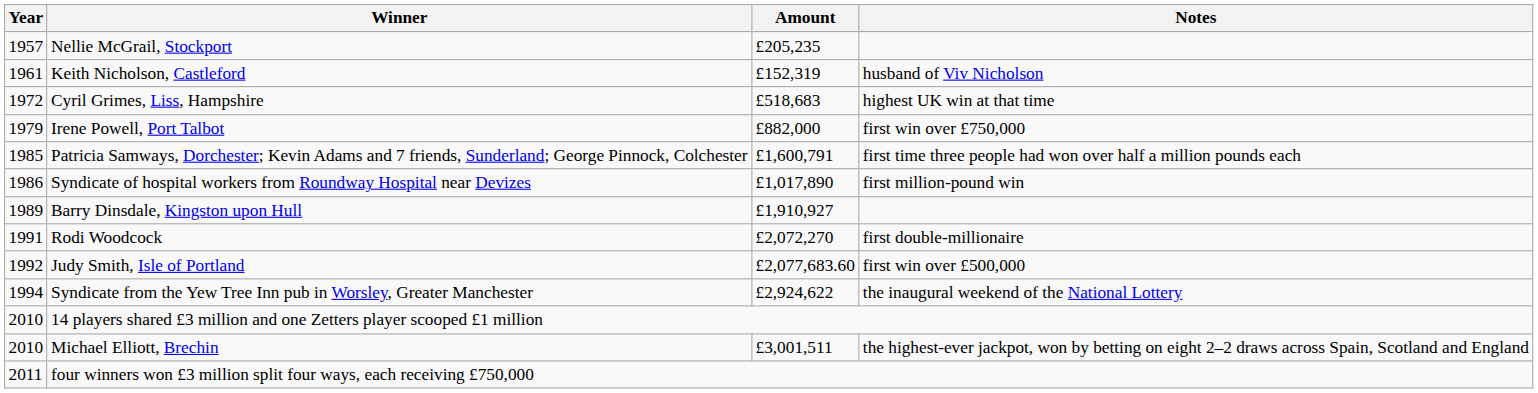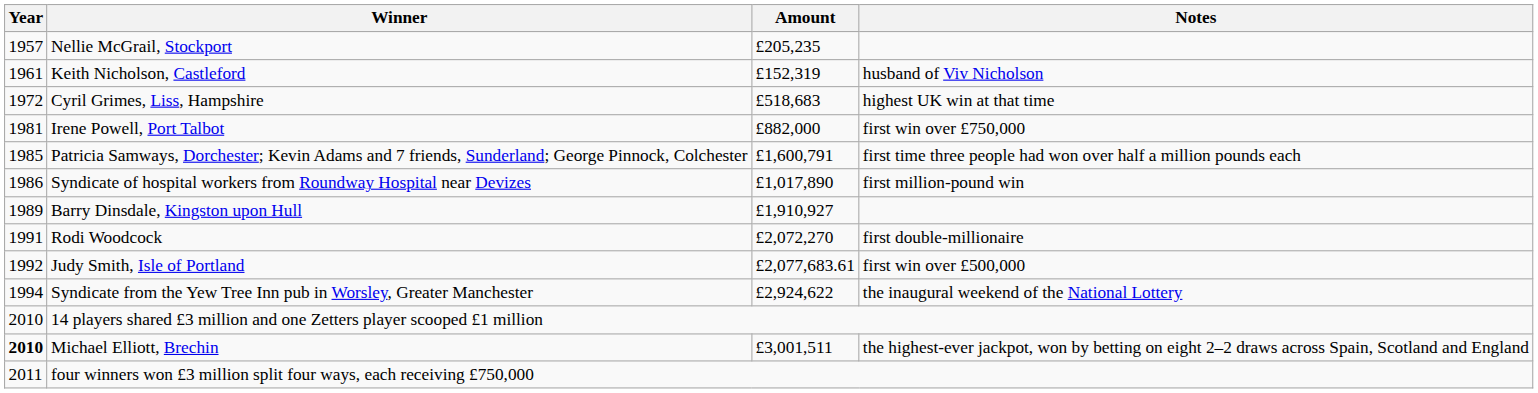(26, 127) 1979 -> (26, 127) 1981
(805, 264) £2,077,683.60 -> (805, 264) £2,077,683.61
(26, 347) normal -> (26, 347) bold
